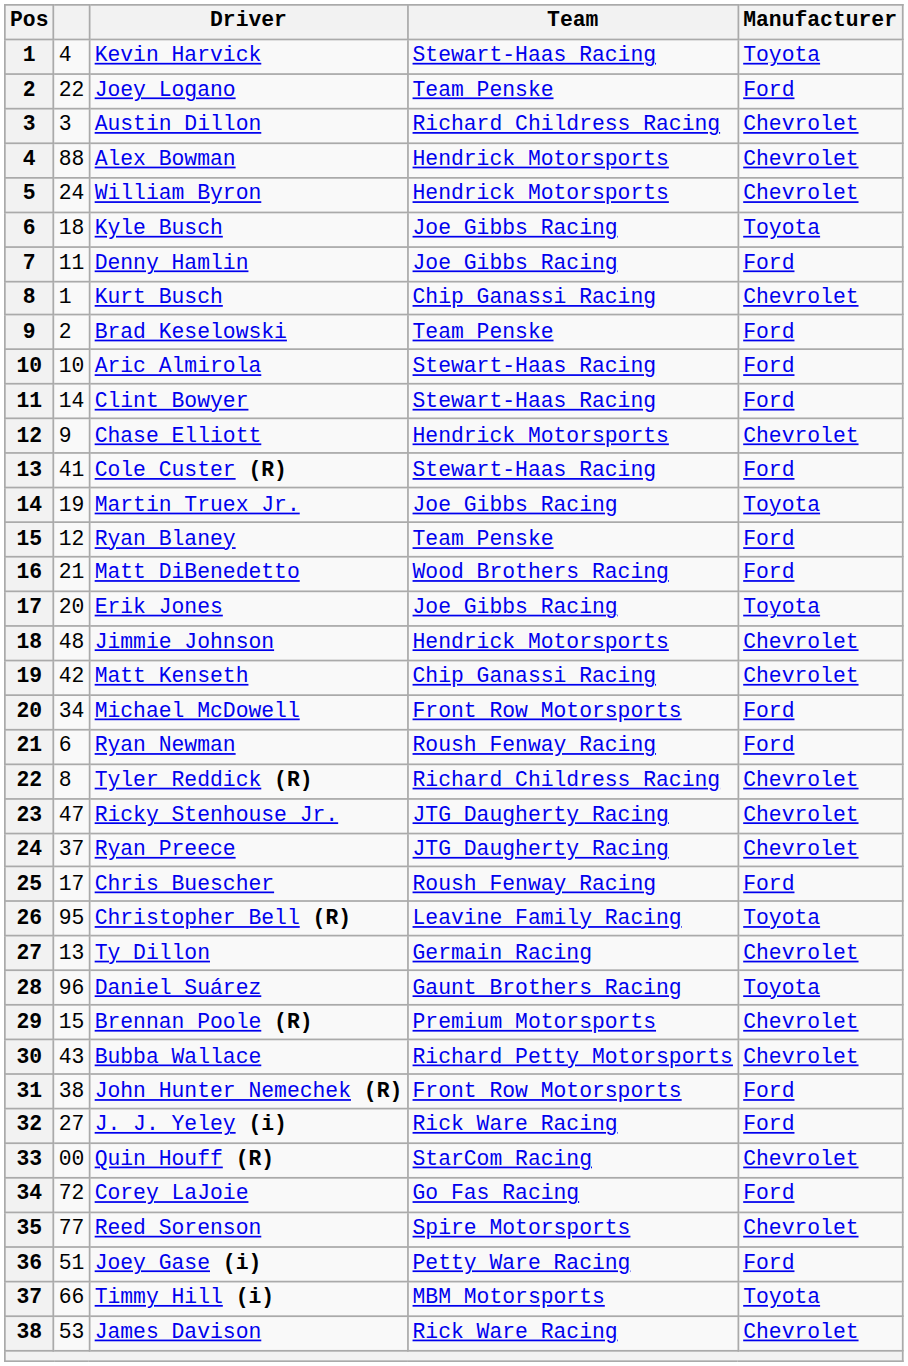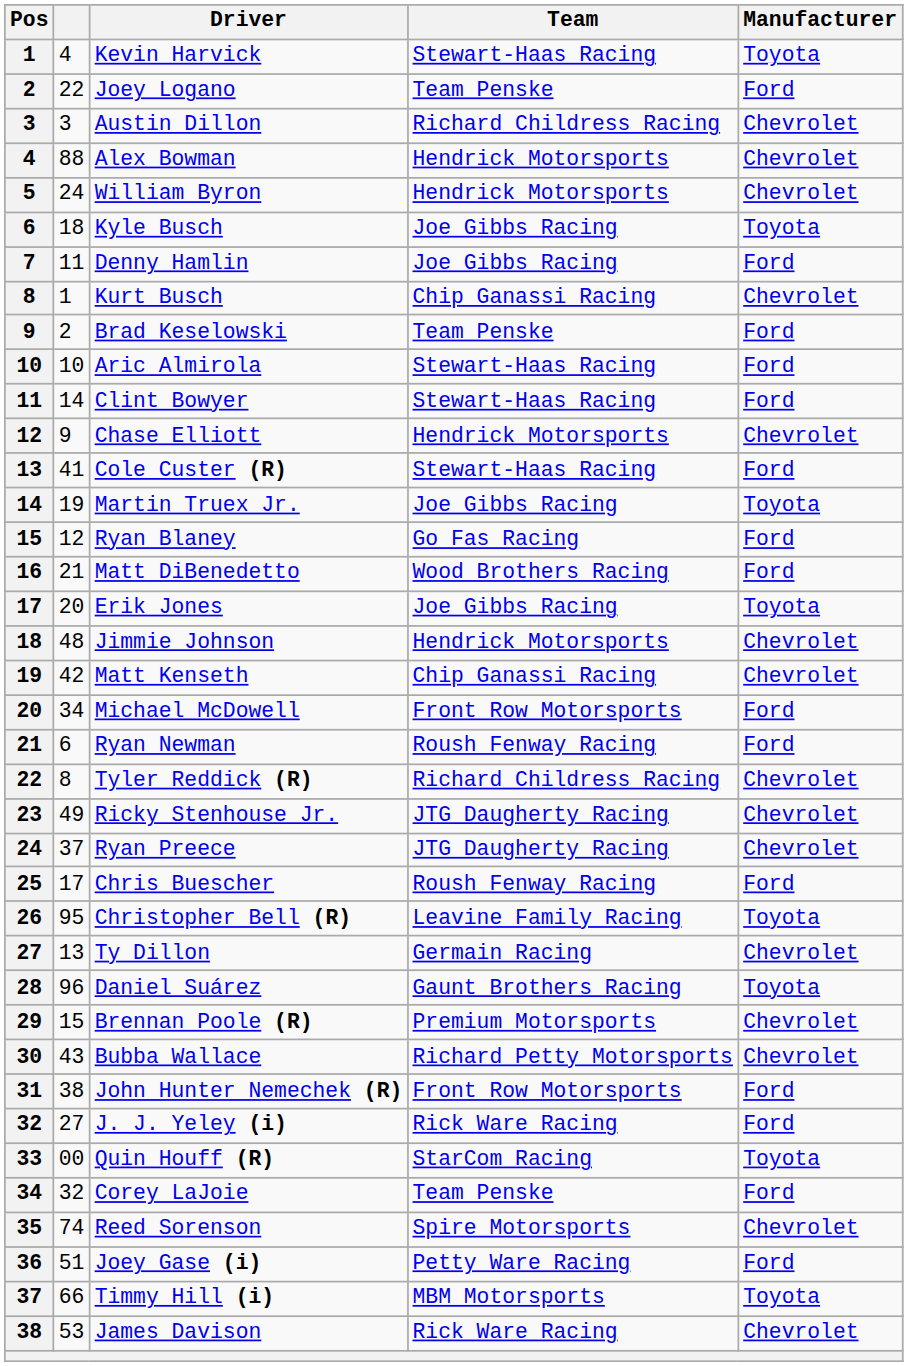(483, 540) Team Penske -> (496, 540) Go Fas Racing
(72, 816) 47 -> (72, 816) 49
(801, 1161) Chevrolet -> (782, 1161) Toyota
(72, 1195) 72 -> (72, 1195) 32
(496, 1195) Go Fas Racing -> (483, 1195) Team Penske
(72, 1230) 77 -> (72, 1230) 74
